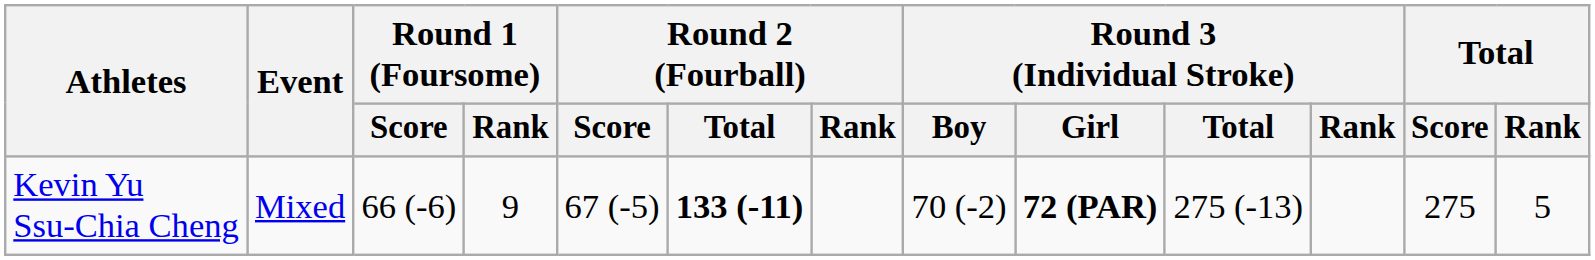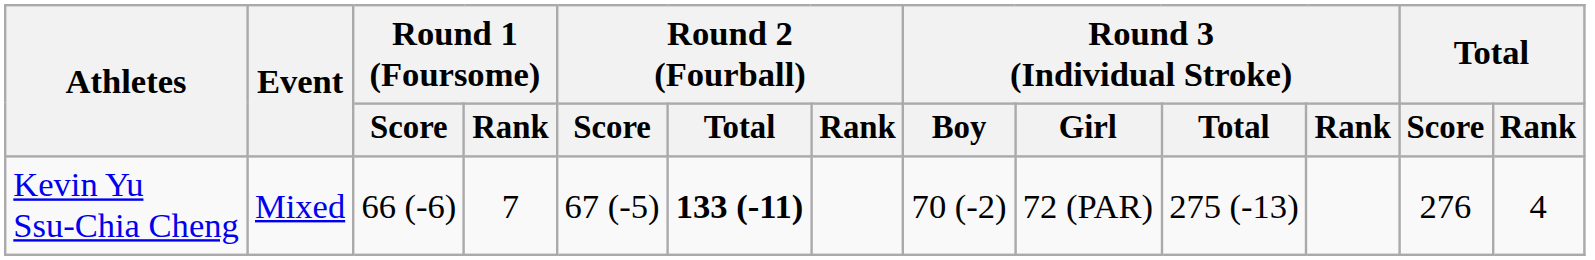(510, 205) 9 -> (510, 205) 7
(1090, 205) bold -> (1088, 205) normal
(1450, 205) 275 -> (1445, 205) 276
(1542, 205) 5 -> (1538, 205) 4
